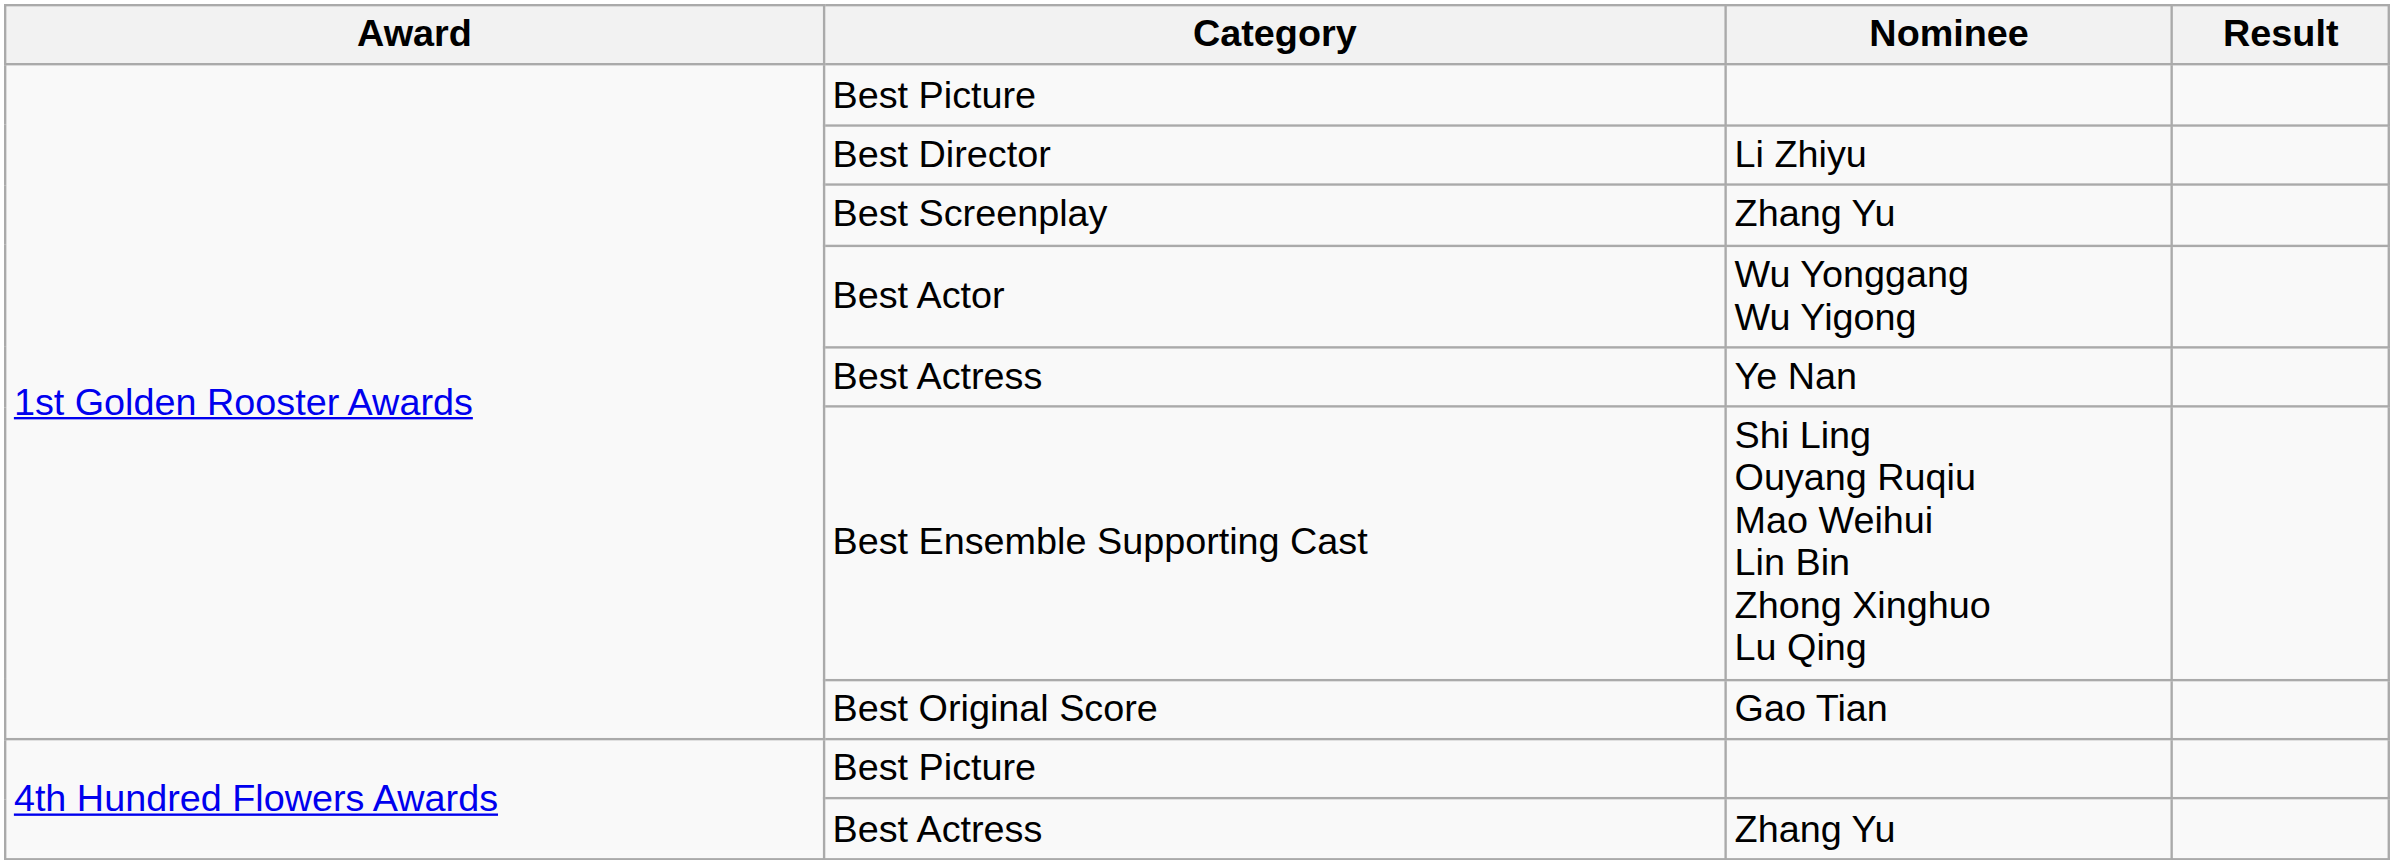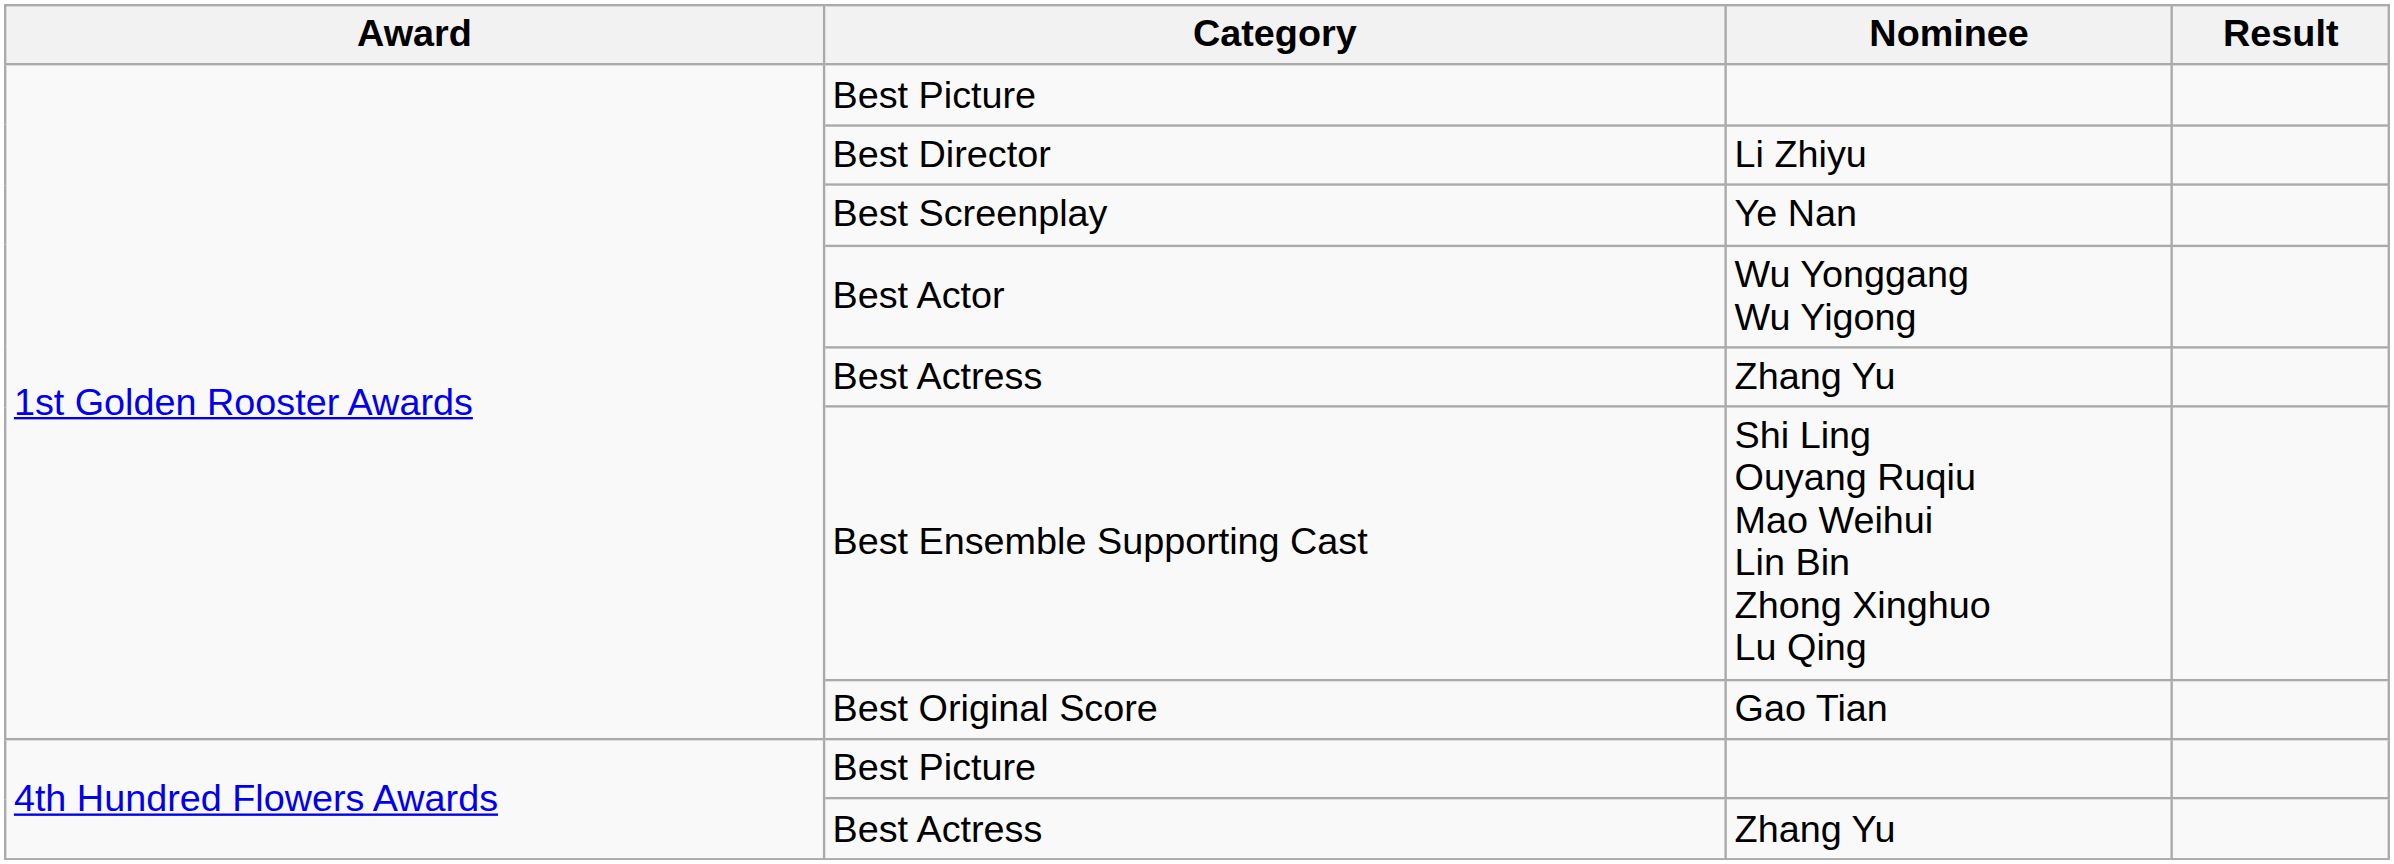(1815, 214) Zhang Yu -> (1796, 214) Ye Nan
(1796, 376) Ye Nan -> (1815, 376) Zhang Yu
